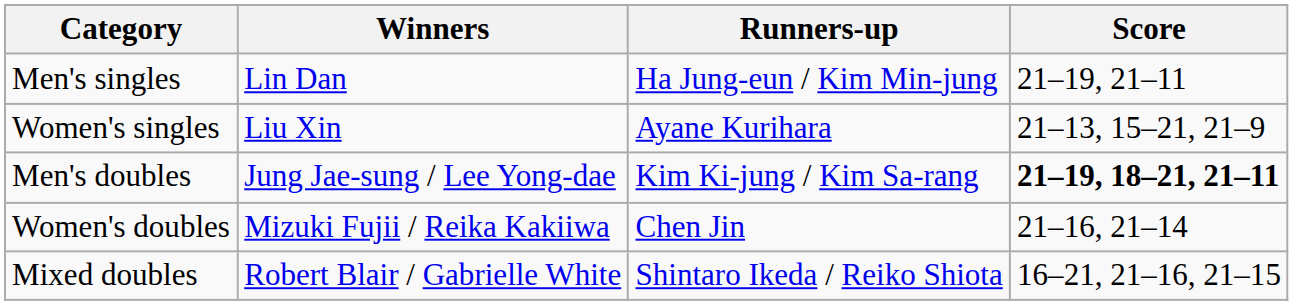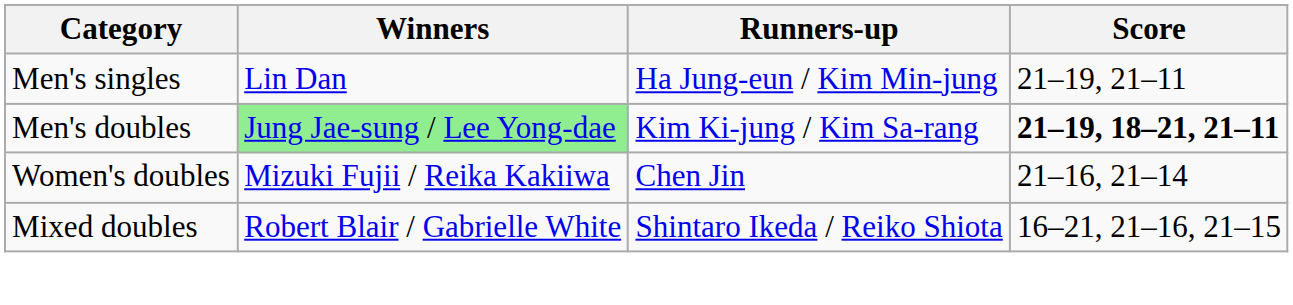- row: (116, 127)
(430, 176) no background -> (430, 127) lightgreen background
